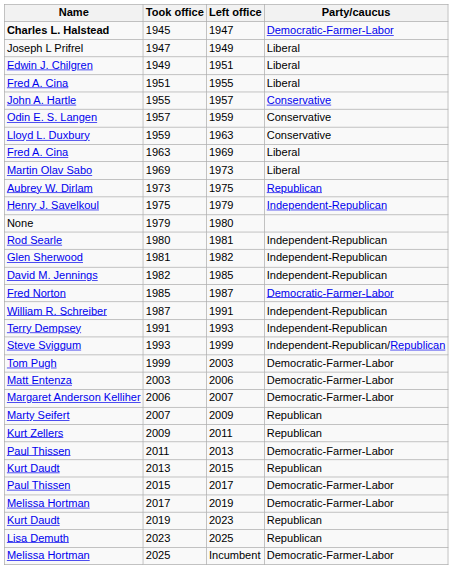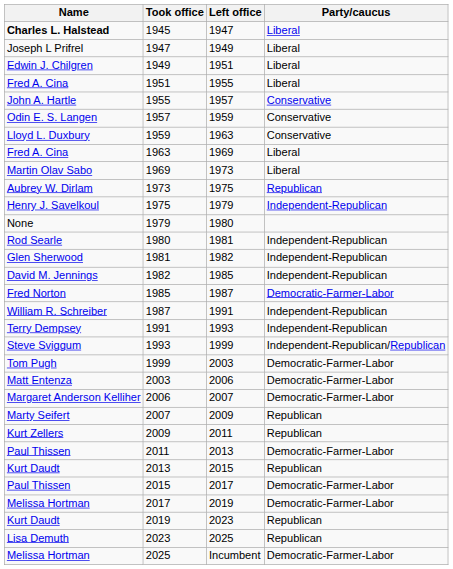(330, 30) Democratic-Farmer-Labor -> (283, 30) Liberal
